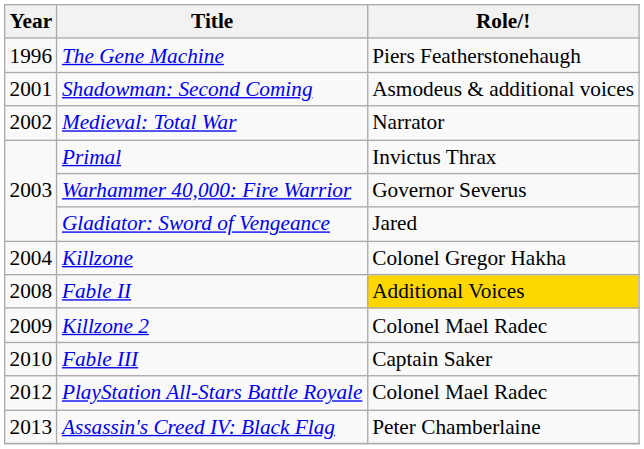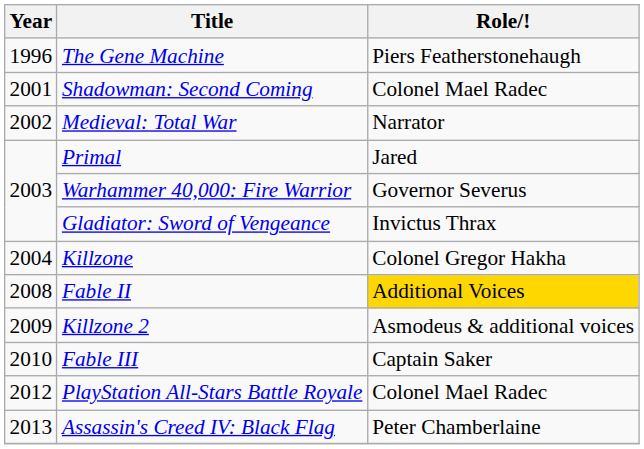(503, 88) Asmodeus & additional voices -> (460, 88) Colonel Mael Radec
(434, 156) Invictus Thrax -> (395, 156) Jared
(395, 223) Jared -> (434, 223) Invictus Thrax
(460, 325) Colonel Mael Radec -> (503, 325) Asmodeus & additional voices
